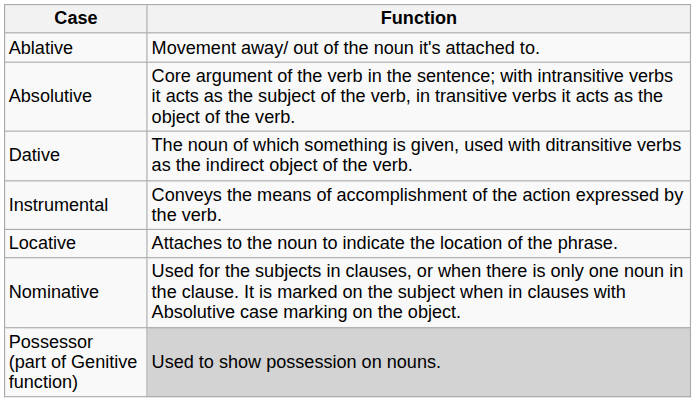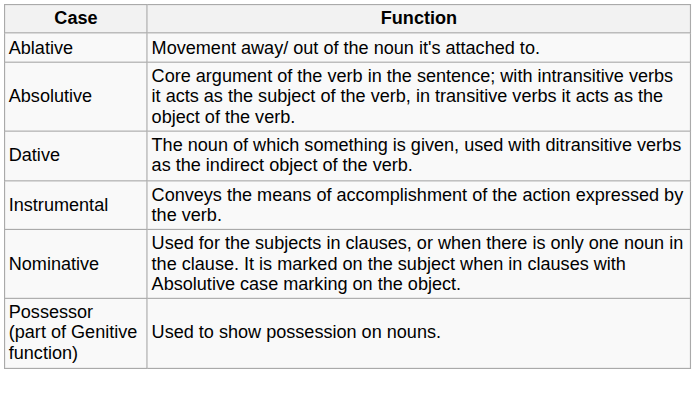- row: (42, 243)
(296, 361) lightgrey background -> (296, 333) no background
